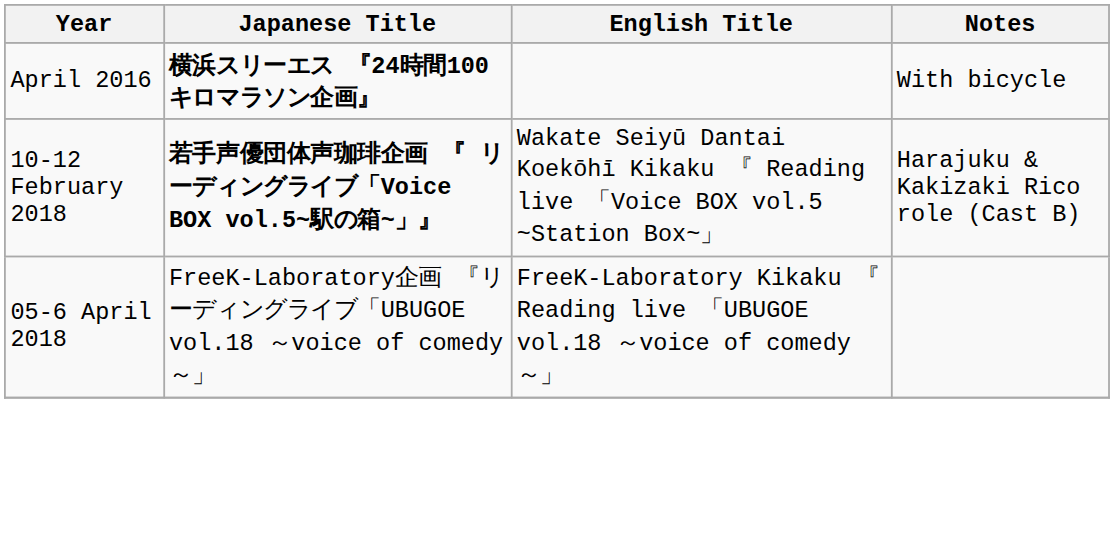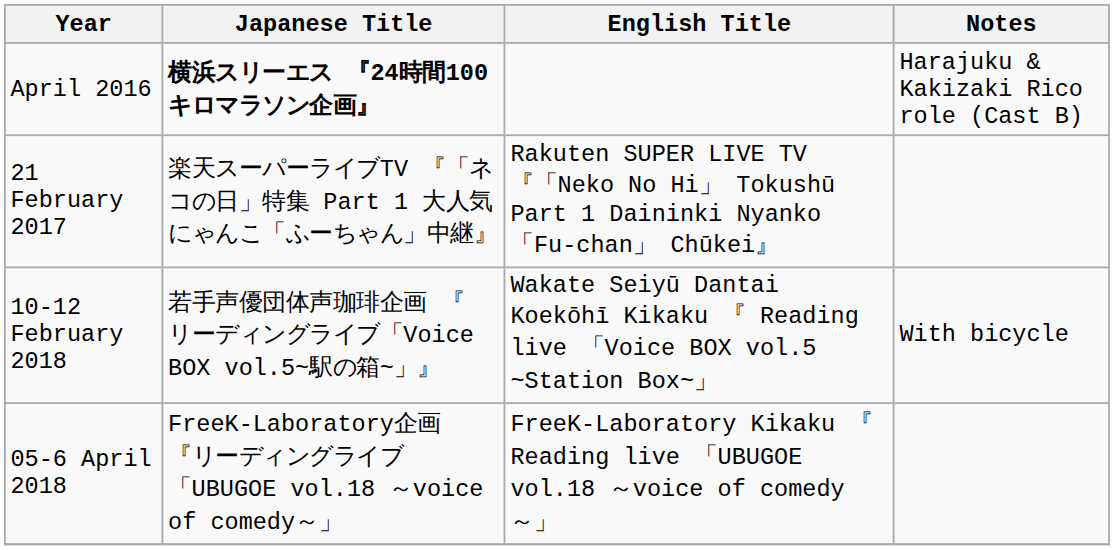(982, 81) With bicycle -> (991, 90) Harajuku & Kakizaki Rico role (Cast B)
+ row: (67, 201)
(336, 189) bold -> (321, 336) normal
(989, 188) Harajuku & Kakizaki Rico role (Cast B) -> (984, 335) With bicycle
